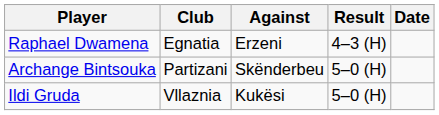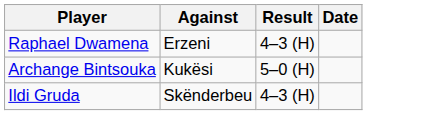- column: (195, 17)
(280, 69) Skënderbeu -> (188, 69) Kukësi
(260, 95) Kukësi -> (208, 95) Skënderbeu
(359, 95) 5–0 (H) -> (287, 95) 4–3 (H)
